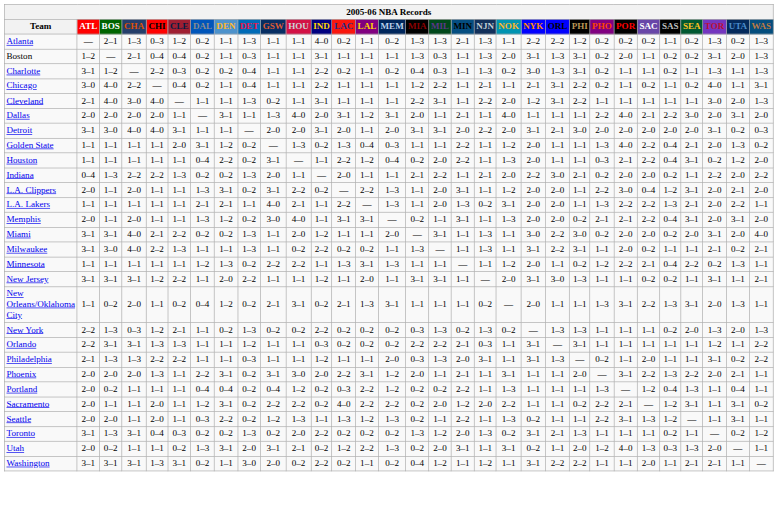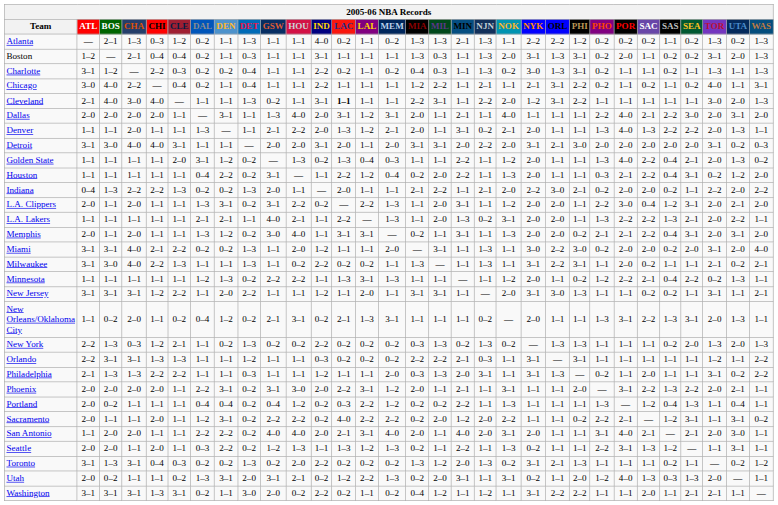(344, 100) normal -> (344, 100) bold
+ row: (20, 130)
(157, 374) 1–3 -> (157, 389) 2–0
+ row: (29, 433)
